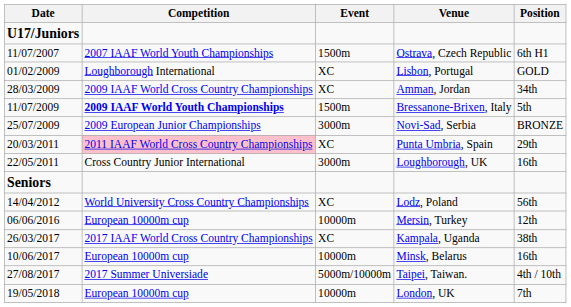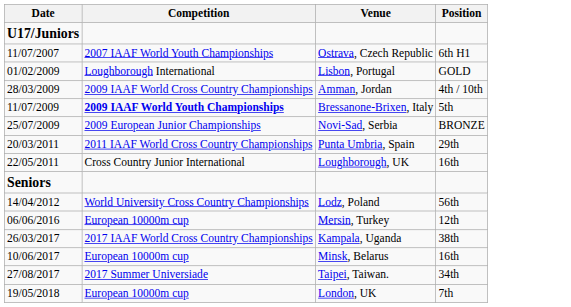- column: (355, 13)
(527, 89) 34th -> (461, 89) 4th / 10th
(198, 144) pink background -> (198, 144) no background
(539, 275) 4th / 10th -> (449, 275) 34th
